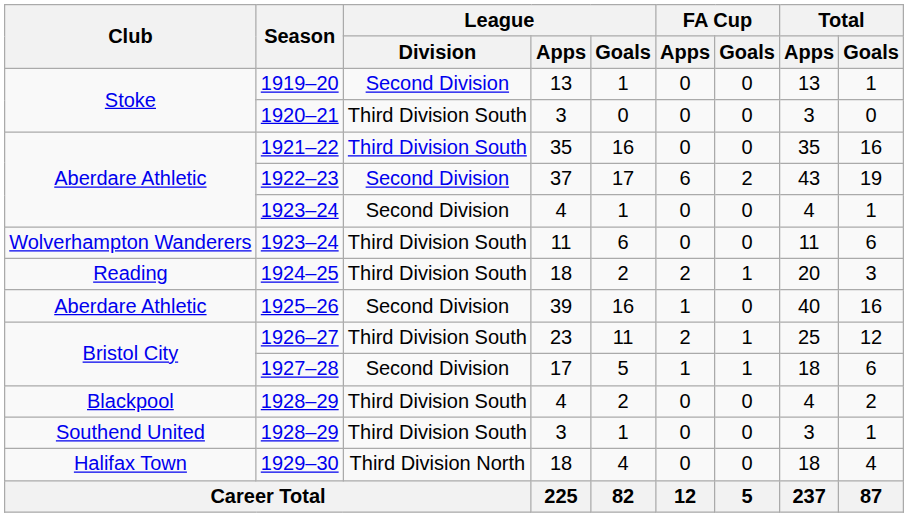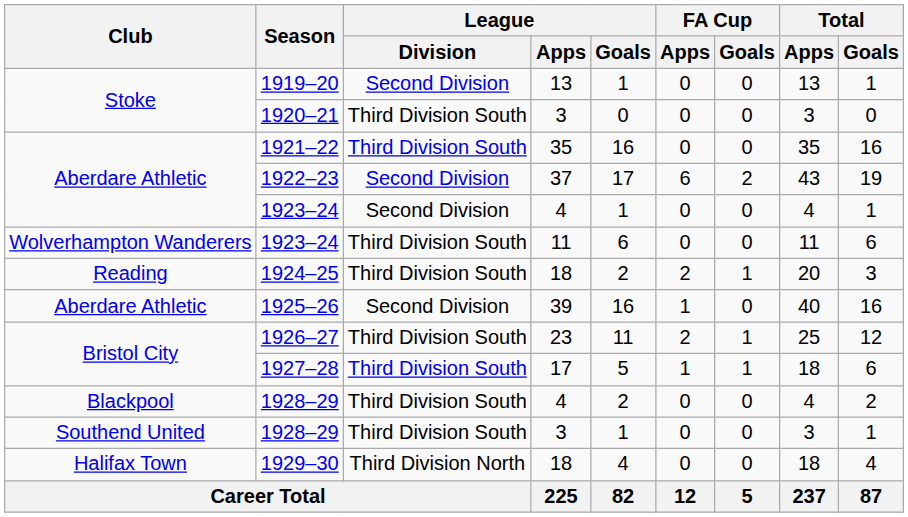(437, 369) Second Division -> (437, 369) Third Division South
